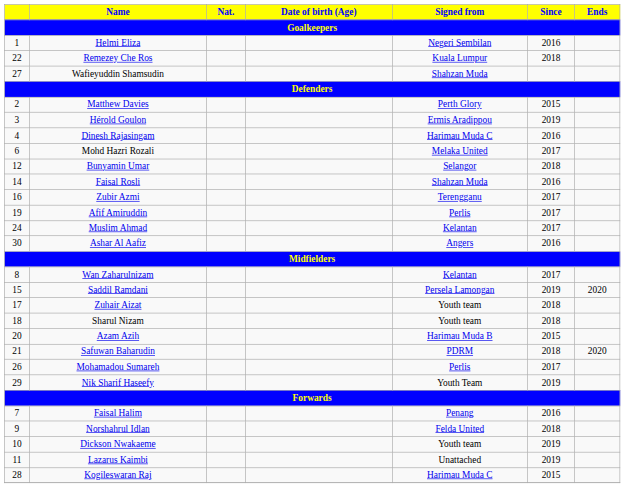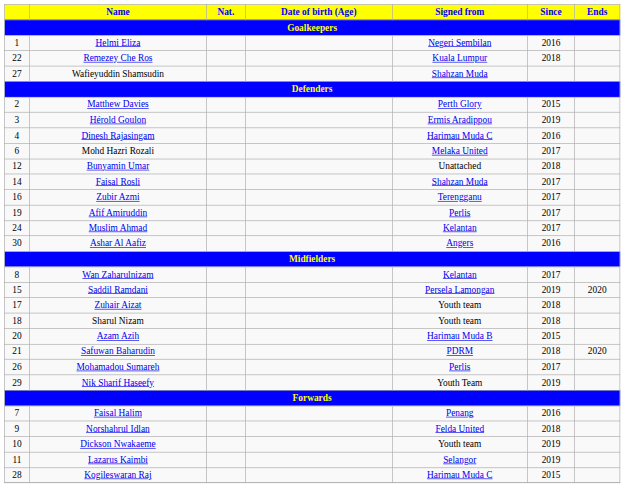(460, 166) Selangor -> (460, 166) Unattached
(551, 182) 2016 -> (551, 182) 2017
(460, 460) Unattached -> (460, 460) Selangor
